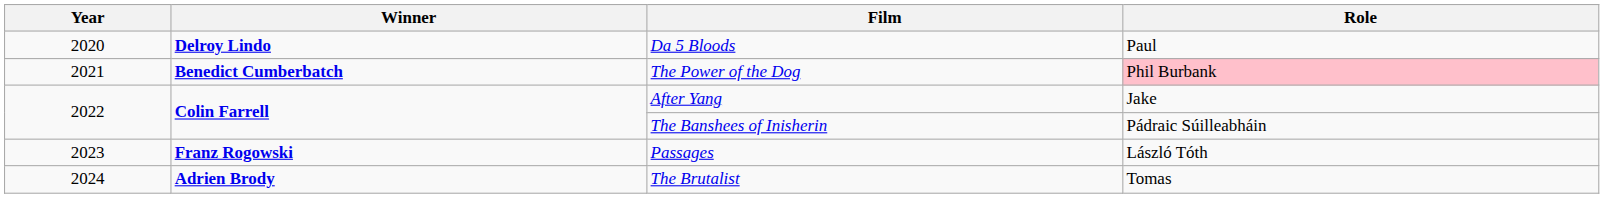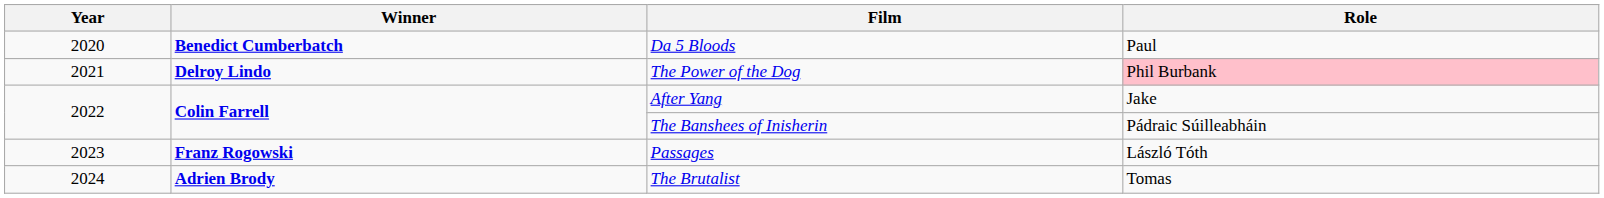(223, 44) Delroy Lindo -> (259, 44) Benedict Cumberbatch
(259, 71) Benedict Cumberbatch -> (223, 71) Delroy Lindo
